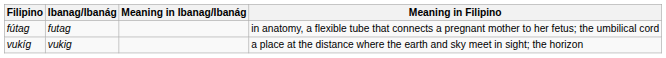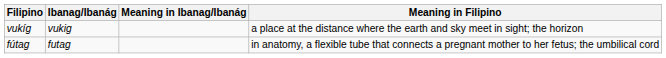rows swapped: (18, 28) <-> (19, 45)
